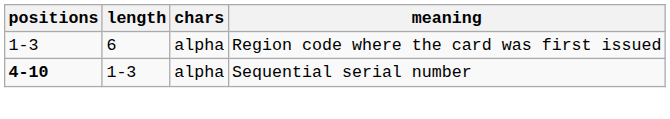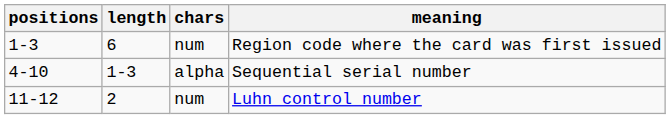(199, 45) alpha -> (189, 45) num
(29, 72) bold -> (29, 72) normal
+ row: (327, 100)
